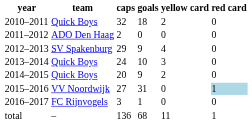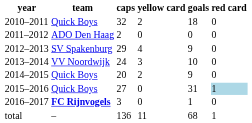columns swapped: (148, 8) <-> (185, 8)
(74, 62) Quick Boys -> (81, 62) VV Noordwijk
(81, 89) VV Noordwijk -> (74, 89) Quick Boys
(80, 102) normal -> (81, 102) bold
